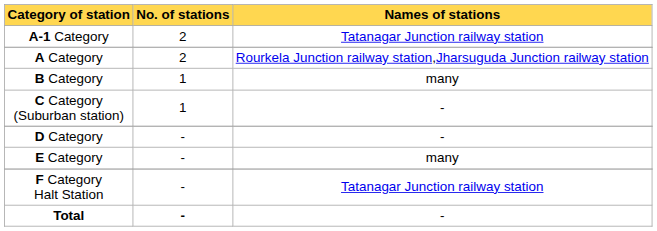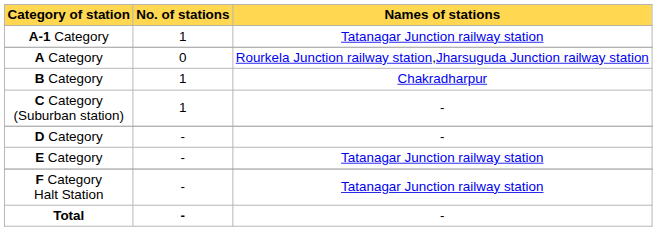(183, 36) 2 -> (183, 36) 1
(183, 57) 2 -> (183, 57) 0
(442, 79) many -> (442, 79) Chakradharpur
(442, 158) many -> (442, 158) Tatanagar Junction railway station
